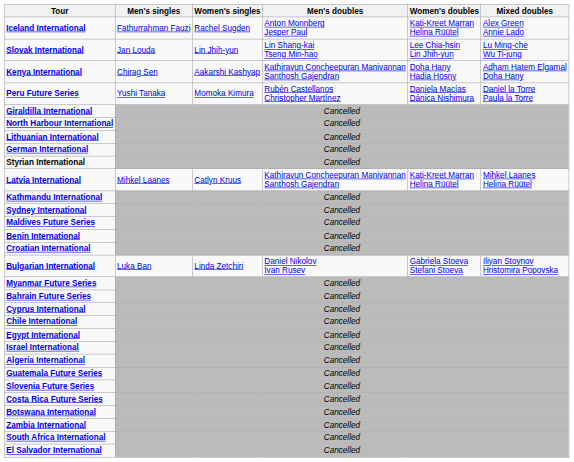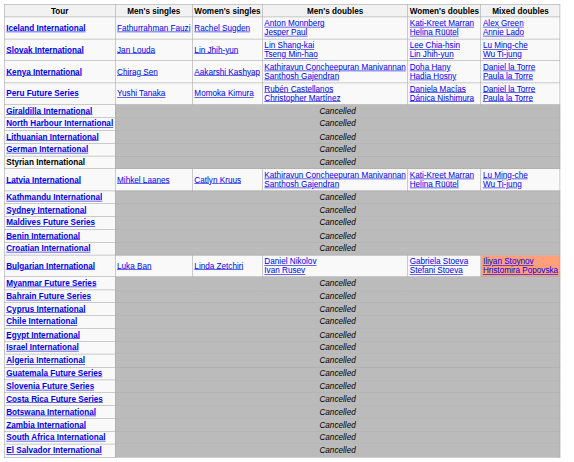(525, 71) Adham Hatem Elgamal Doha Hany -> (509, 71) Daniel la Torre Paula la Torre
(509, 179) Mihkel Laanes Helina Rüütel -> (505, 179) Lu Ming-che Wu Ti-jung
(520, 266) no background -> (520, 266) lightsalmon background
